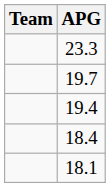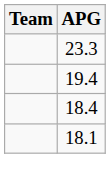- row: (81, 78)
